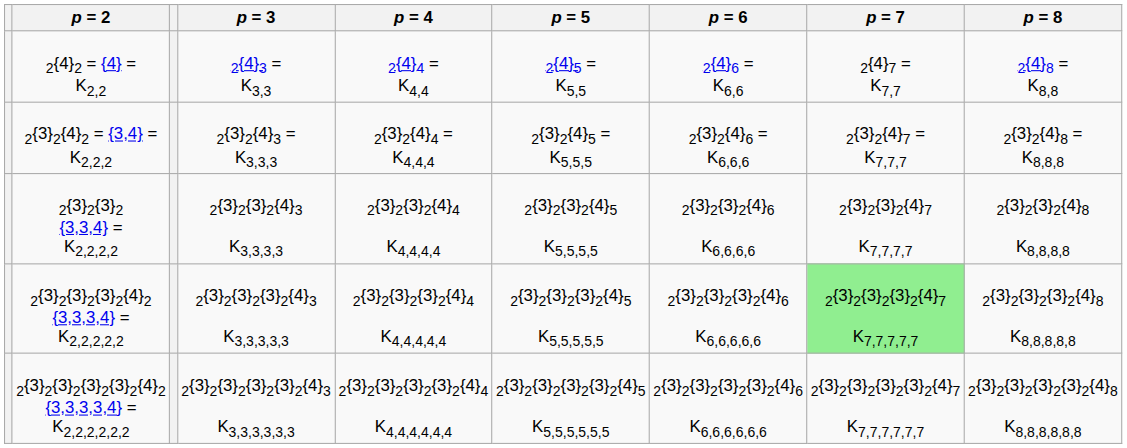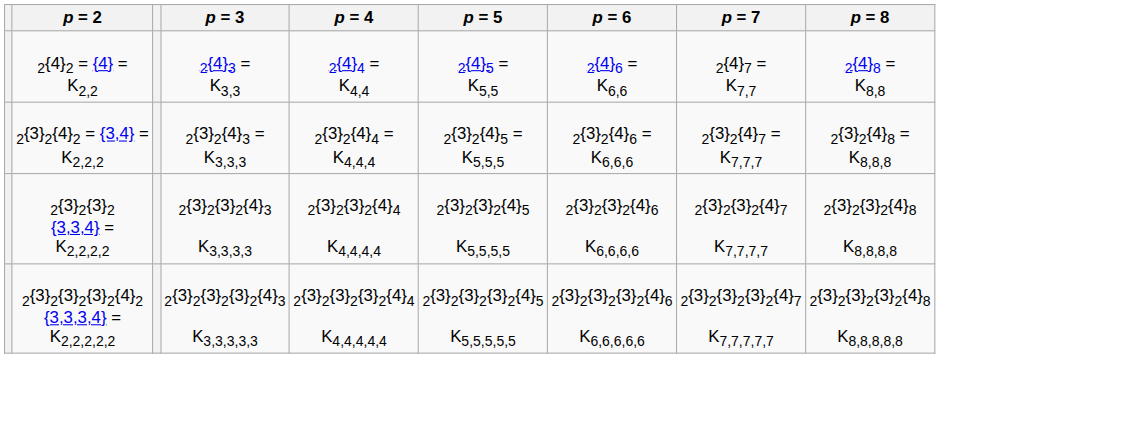(886, 318) lightgreen background -> (741, 318) no background
- row: (91, 408)
